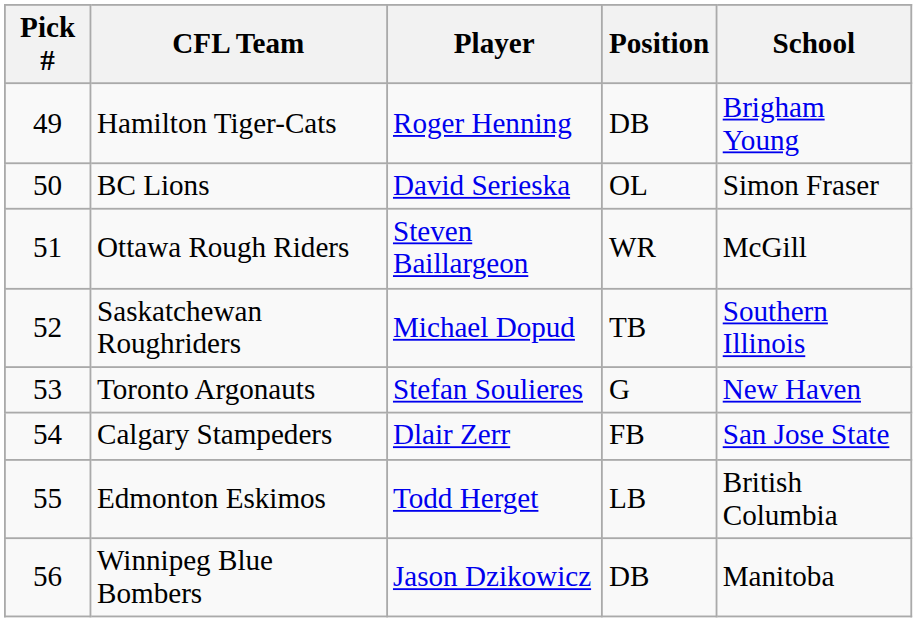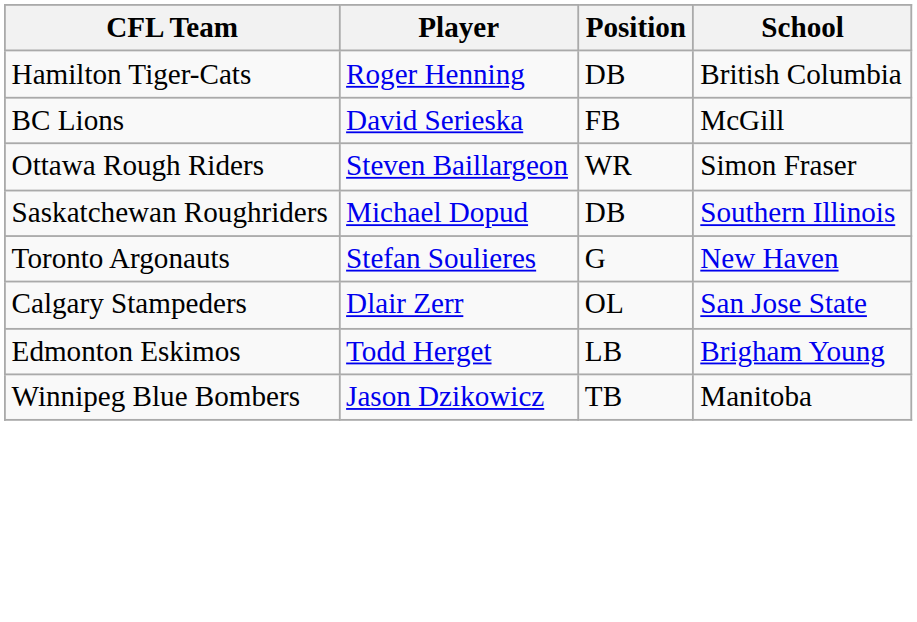- column: (48, 43)
(774, 122) Brigham Young -> (801, 73) British Columbia
(628, 185) OL -> (603, 119) FB
(801, 185) Simon Fraser -> (742, 119) McGill
(765, 248) McGill -> (778, 166) Simon Fraser
(628, 326) TB -> (605, 212) DB
(627, 435) FB -> (604, 304) OL
(780, 498) British Columbia -> (793, 350) Brigham Young
(629, 577) DB -> (603, 397) TB
